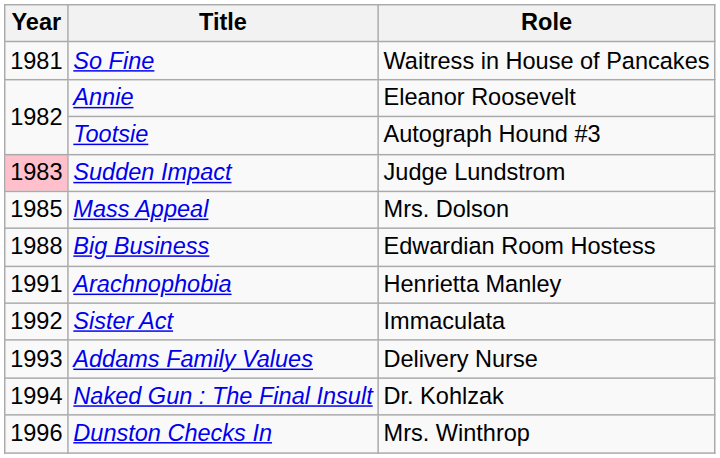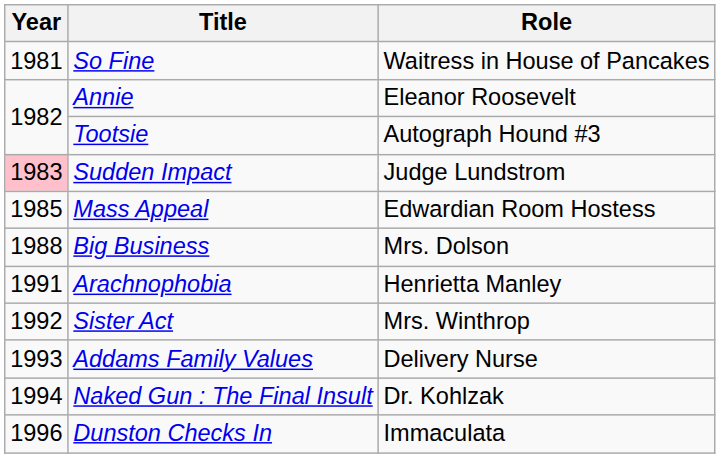(446, 209) Mrs. Dolson -> (519, 209) Edwardian Room Hostess
(519, 246) Edwardian Room Hostess -> (446, 246) Mrs. Dolson
(444, 321) Immaculata -> (457, 321) Mrs. Winthrop
(457, 433) Mrs. Winthrop -> (444, 433) Immaculata
